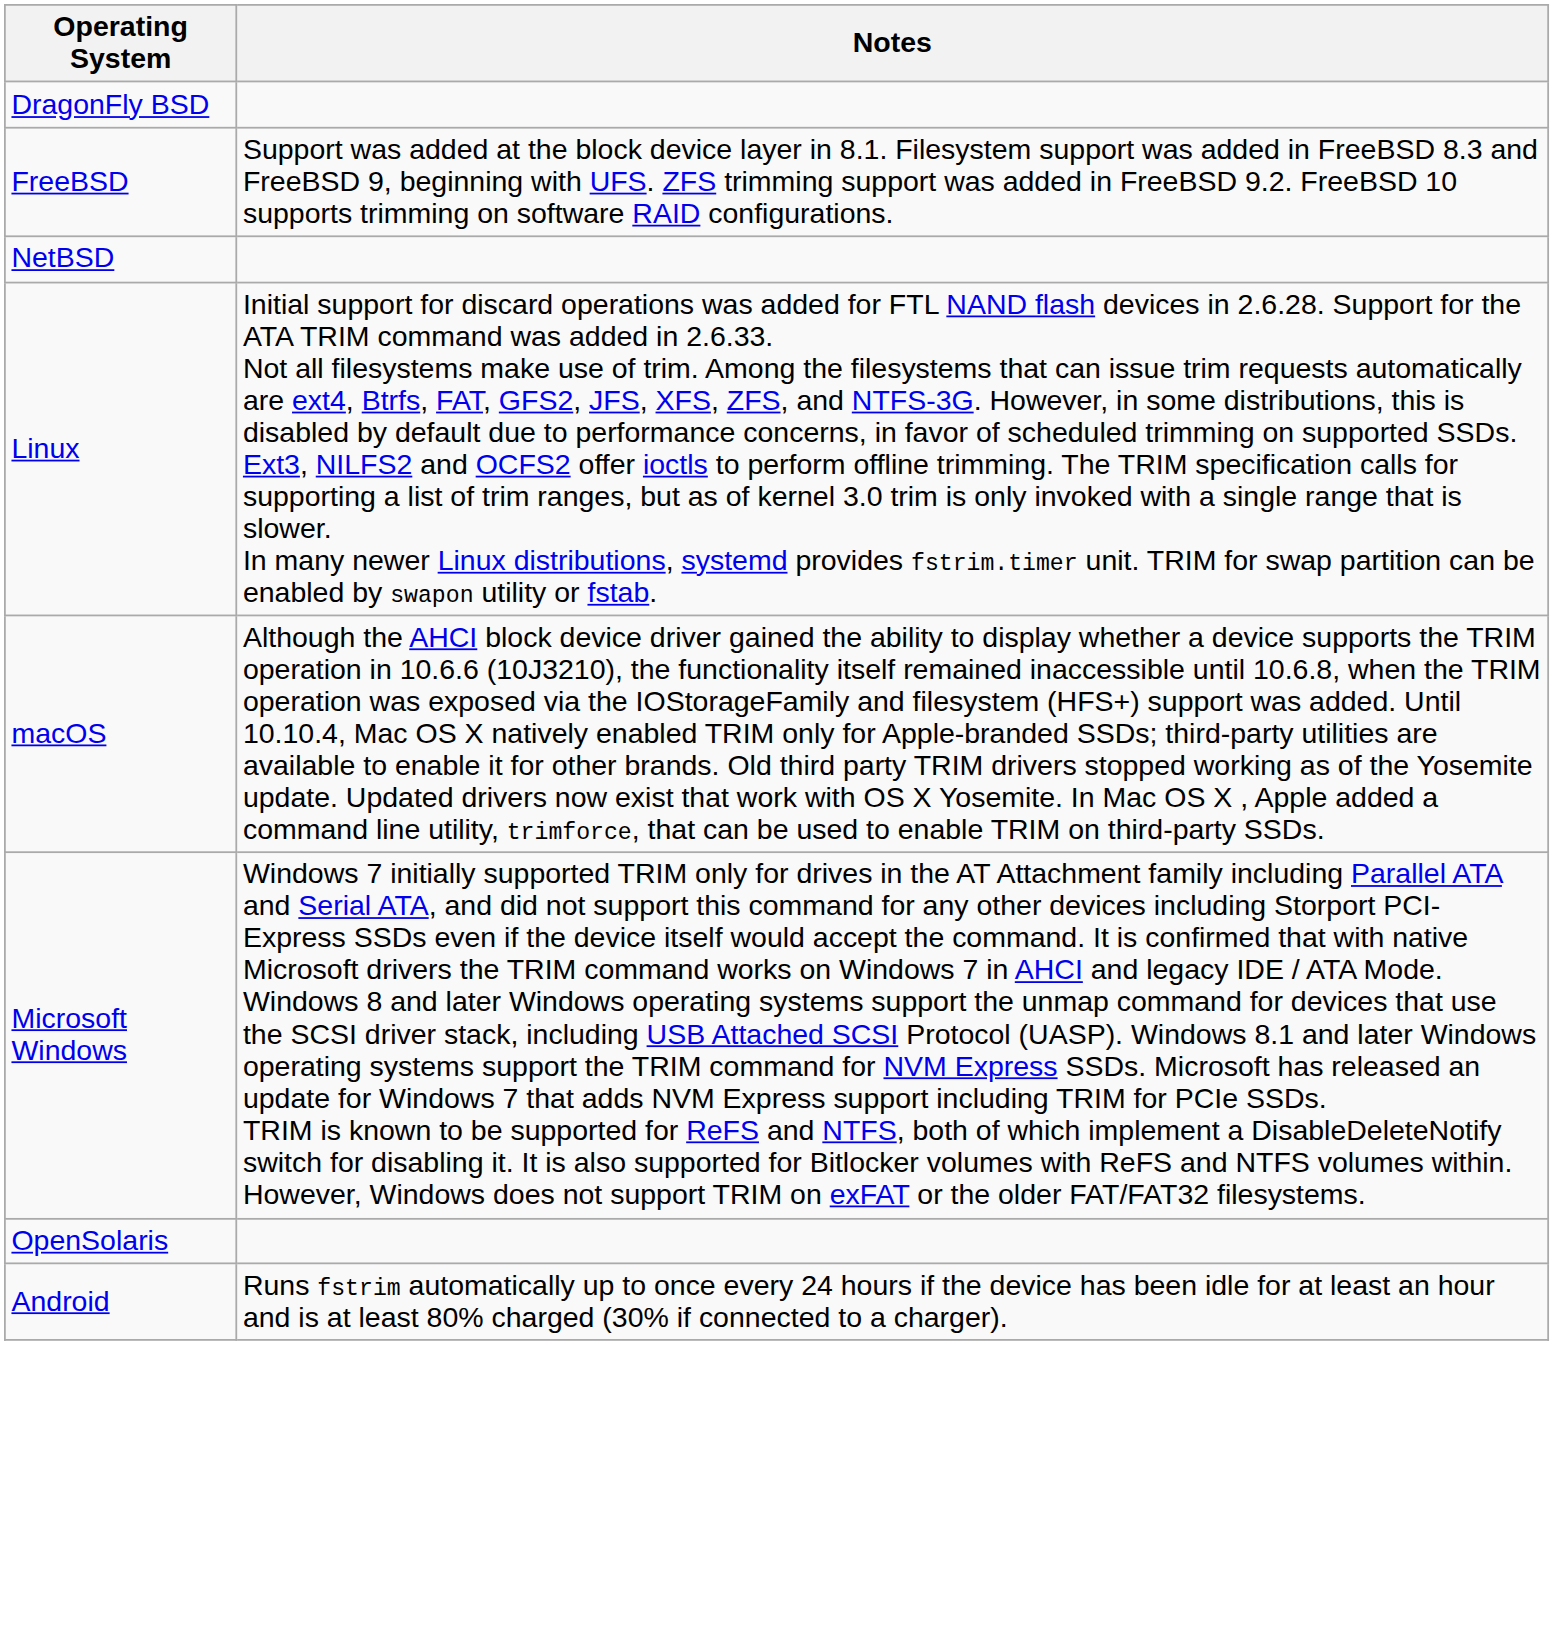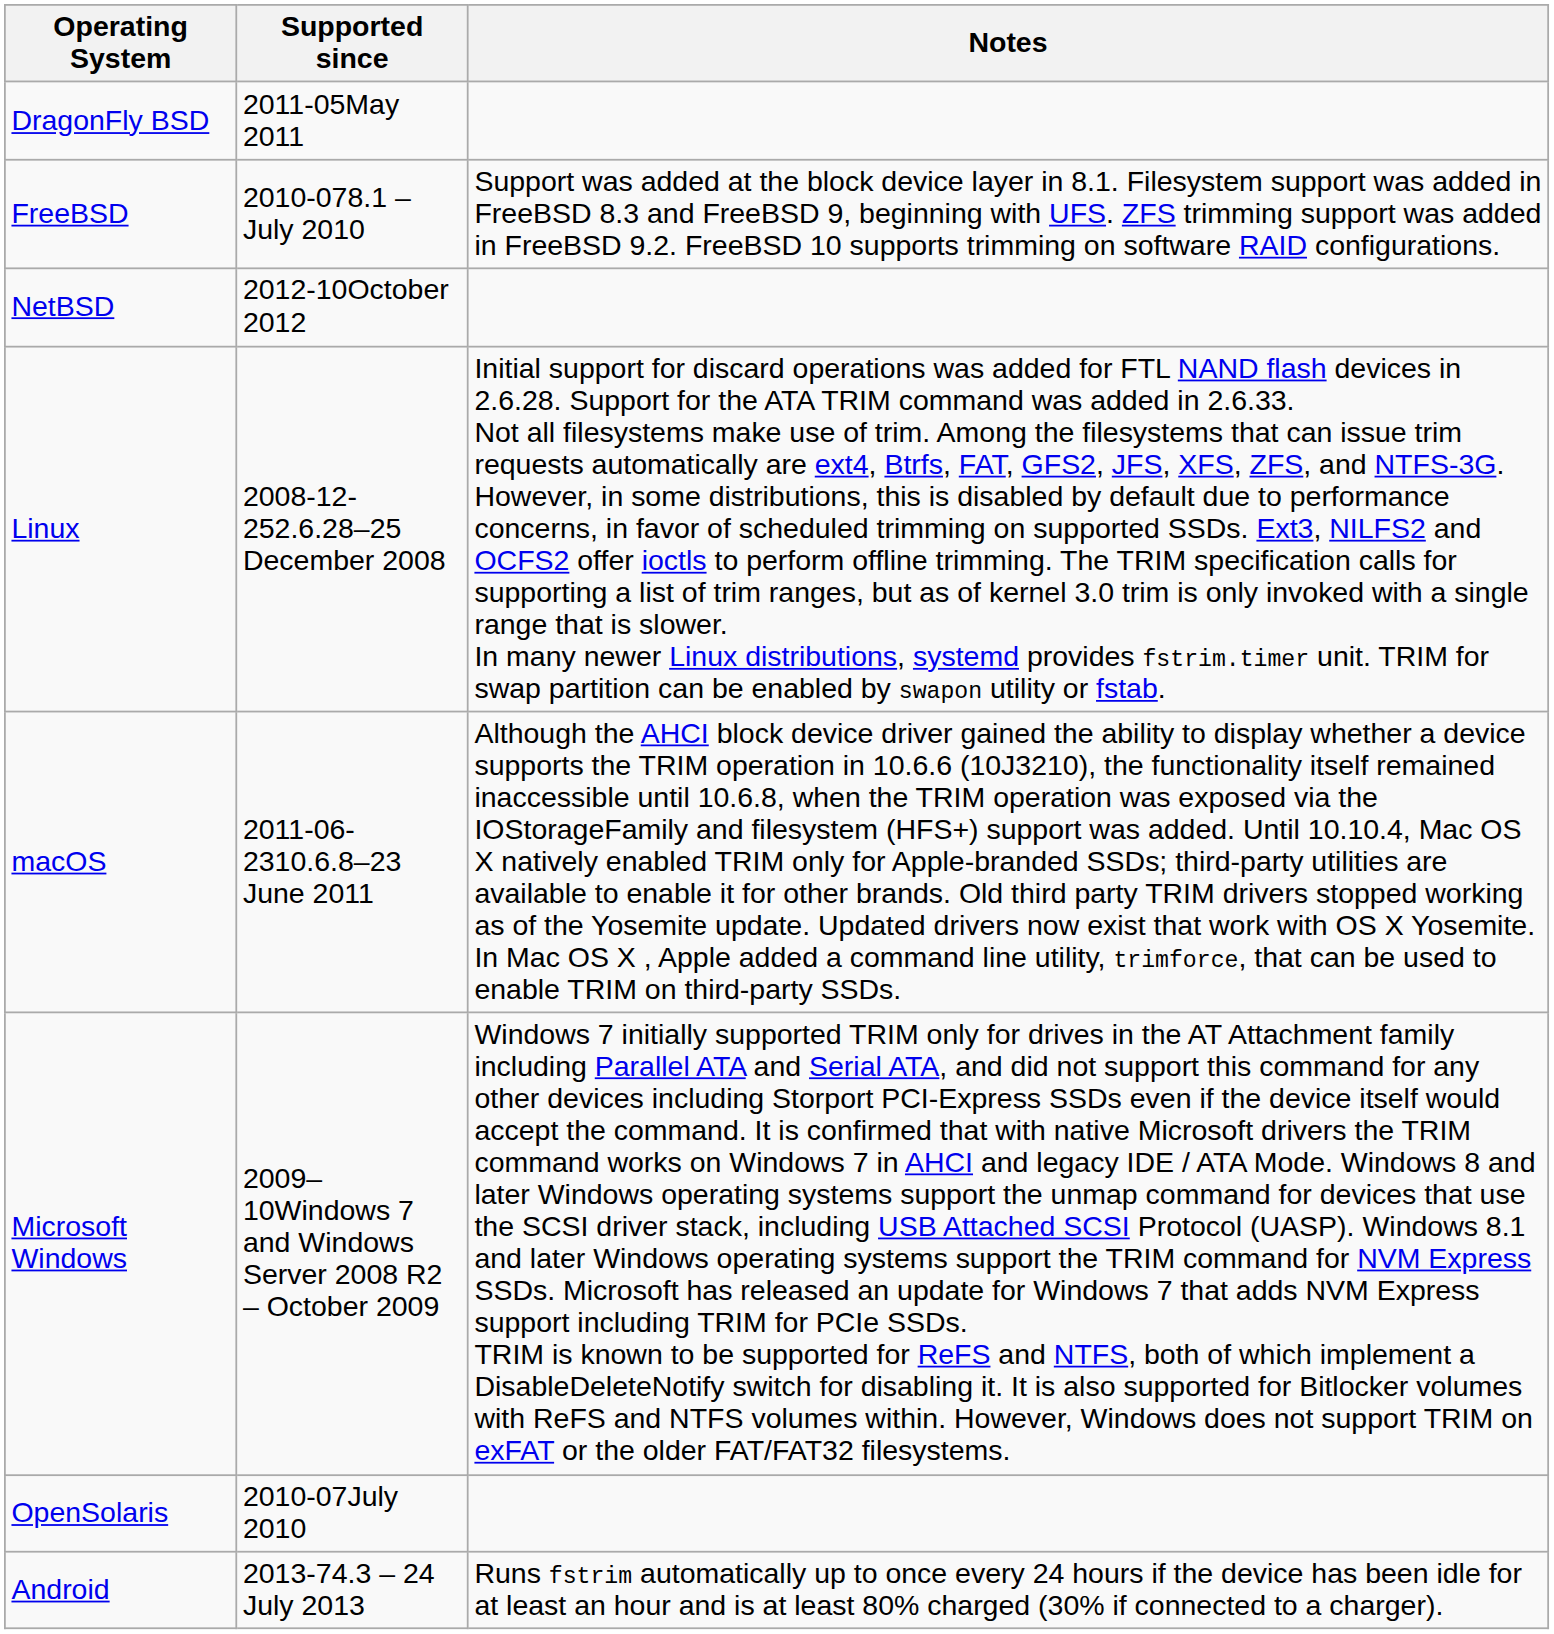+ column: (352, 43)
